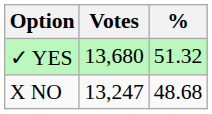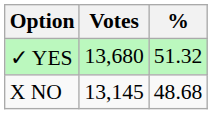(114, 91) 13,247 -> (114, 91) 13,145
